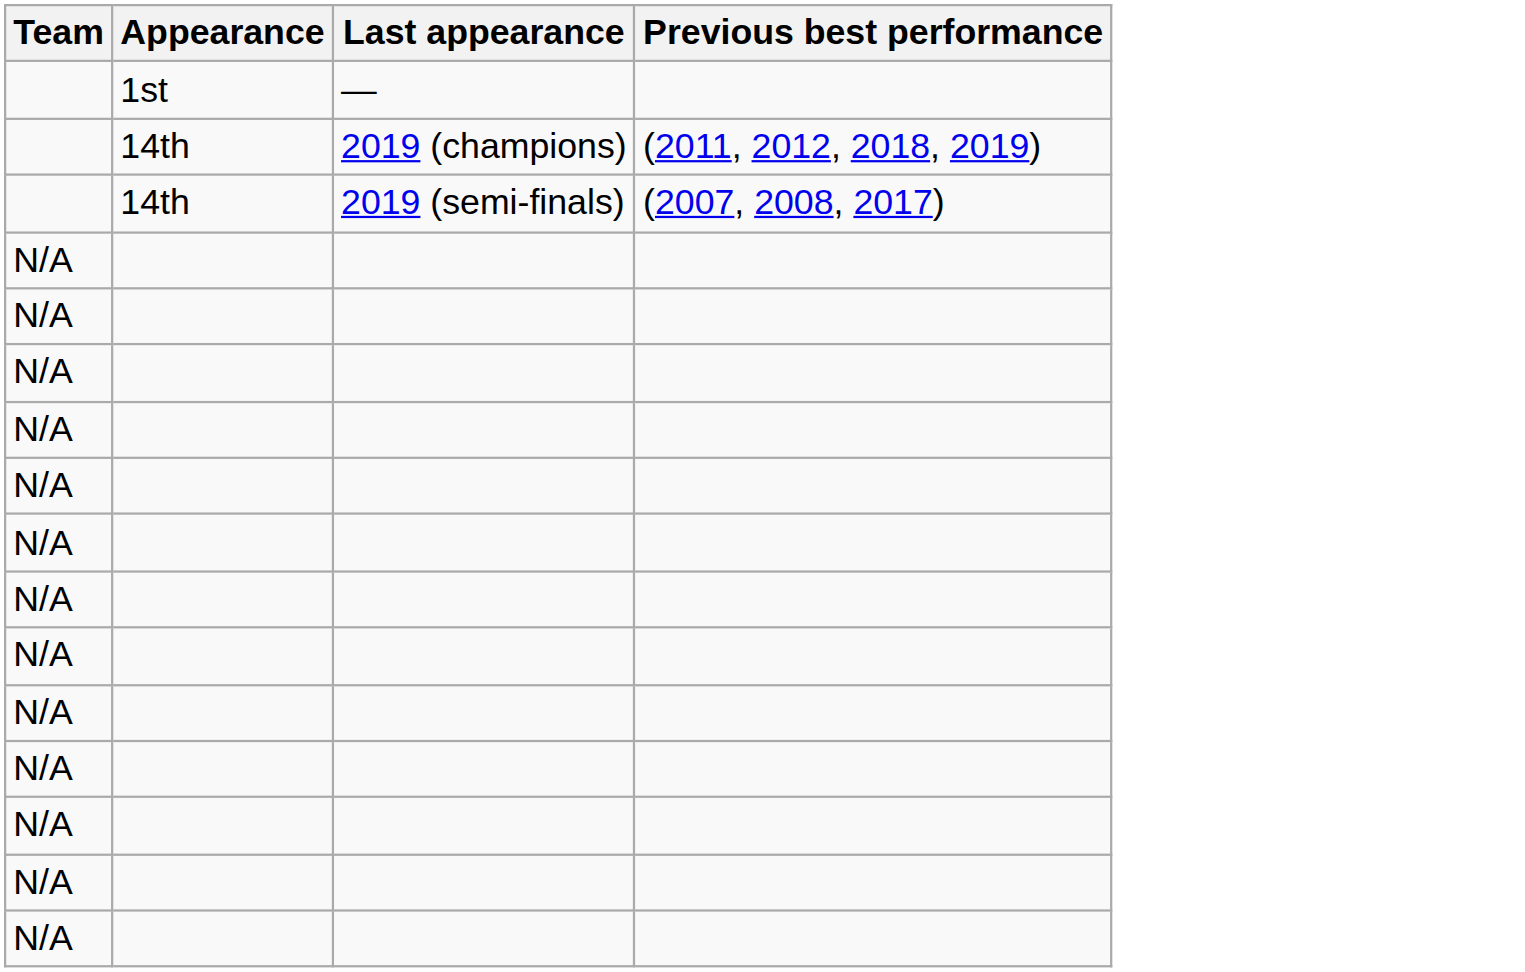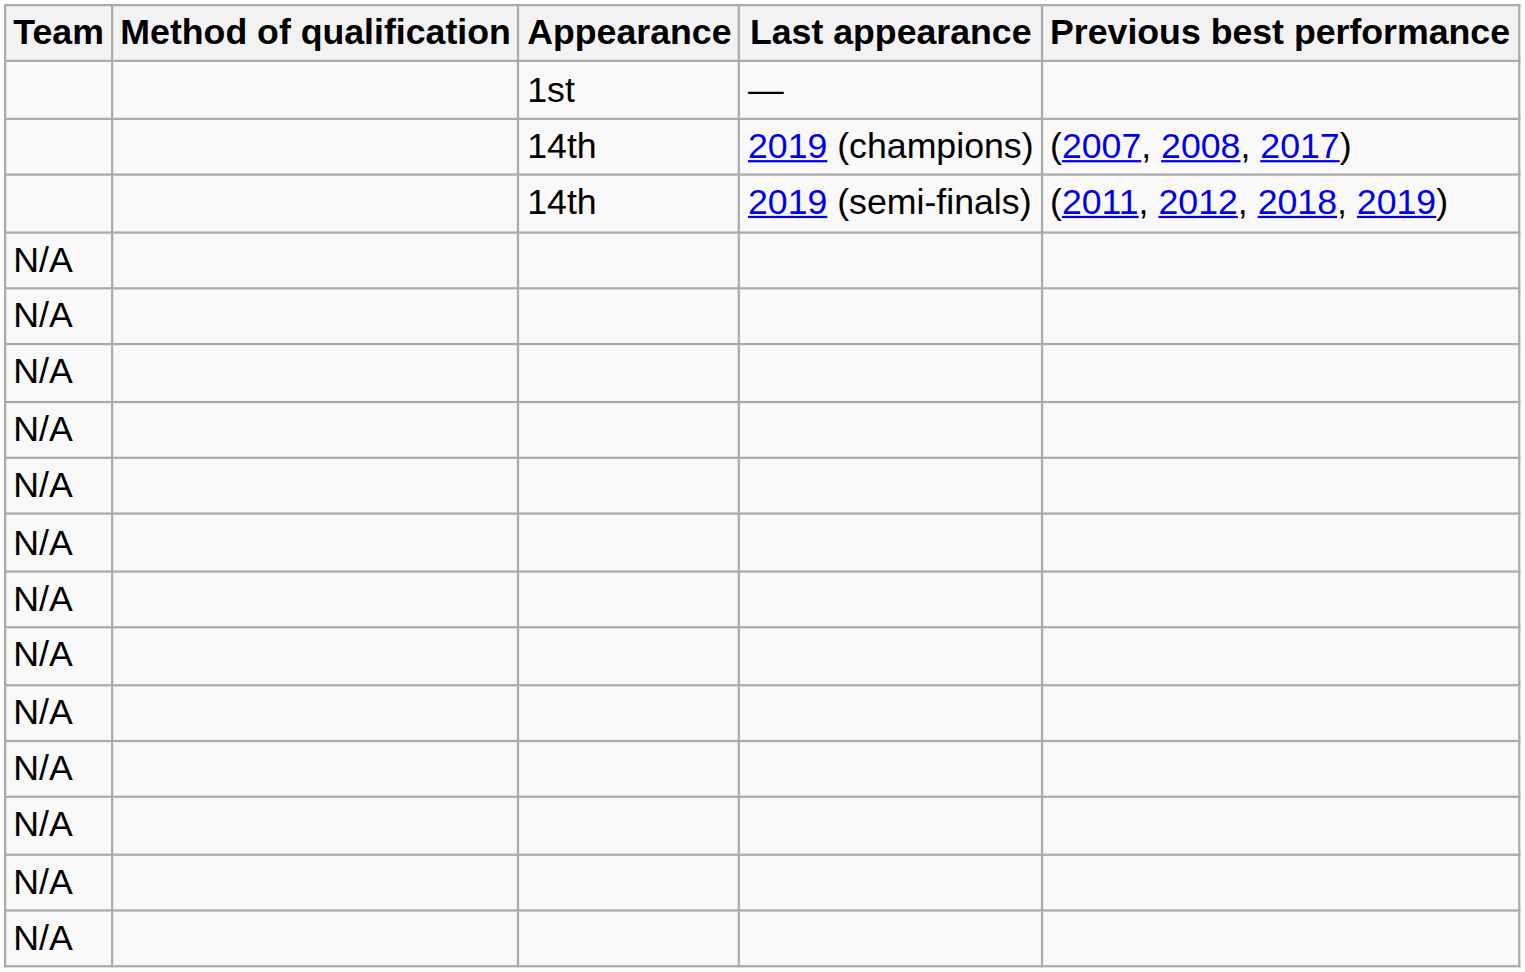+ column: (316, 32)
(842, 145) (2011, 2012, 2018, 2019) -> (1201, 145) (2007, 2008, 2017)
(794, 202) (2007, 2008, 2017) -> (1249, 202) (2011, 2012, 2018, 2019)
